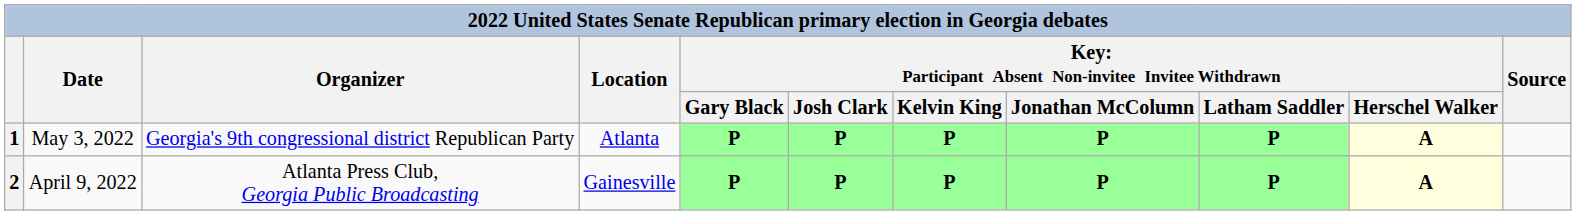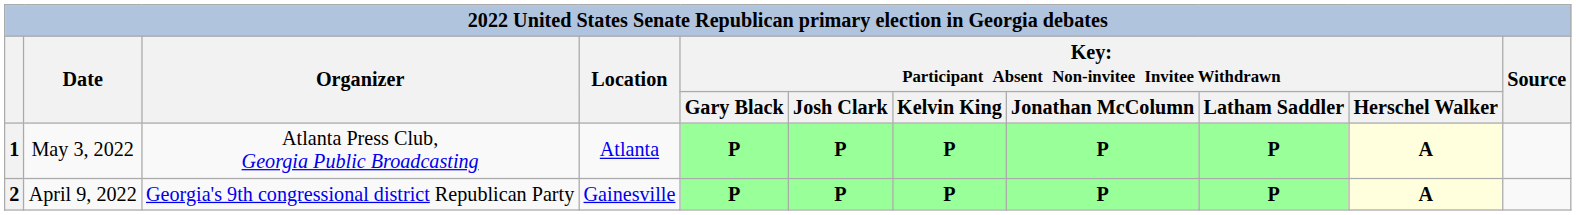(360, 139) Georgia's 9th congressional district Republican Party -> (360, 150) Atlanta Press Club, Georgia Public Broadcasting
(360, 182) Atlanta Press Club, Georgia Public Broadcasting -> (360, 193) Georgia's 9th congressional district Republican Party
